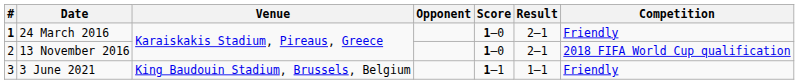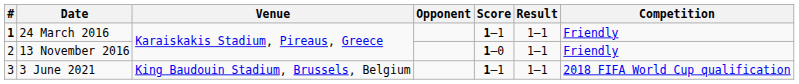(494, 32) 1–0 -> (494, 32) 1–1
(537, 32) 2–1 -> (537, 32) 1–1
(537, 51) 2–1 -> (537, 51) 1–1
(677, 51) 2018 FIFA World Cup qualification -> (591, 51) Friendly
(591, 70) Friendly -> (677, 70) 2018 FIFA World Cup qualification
